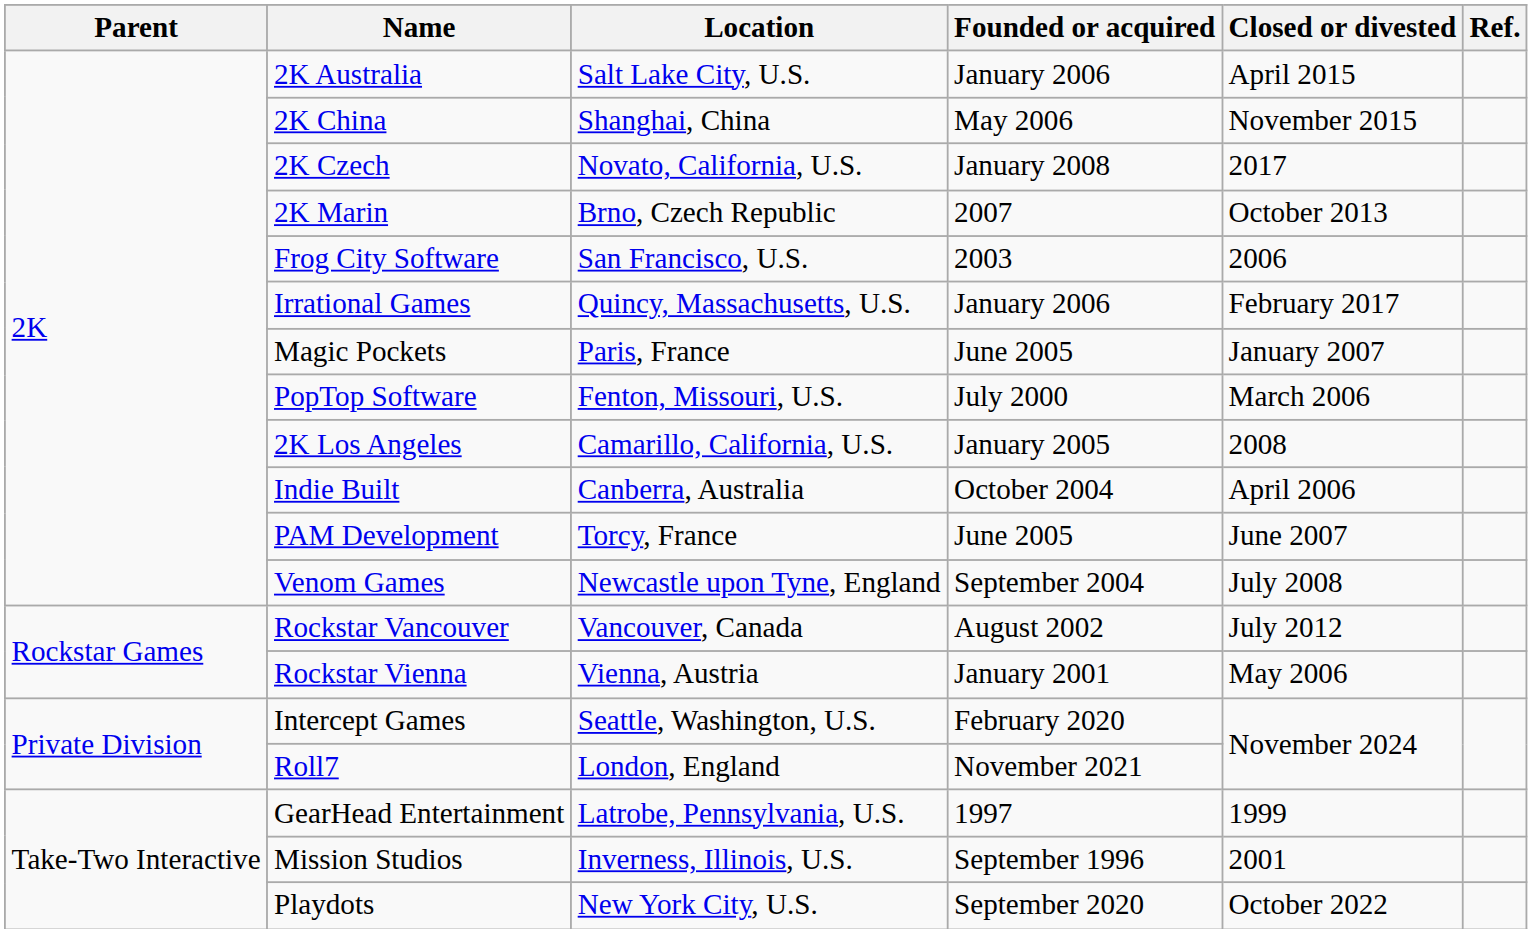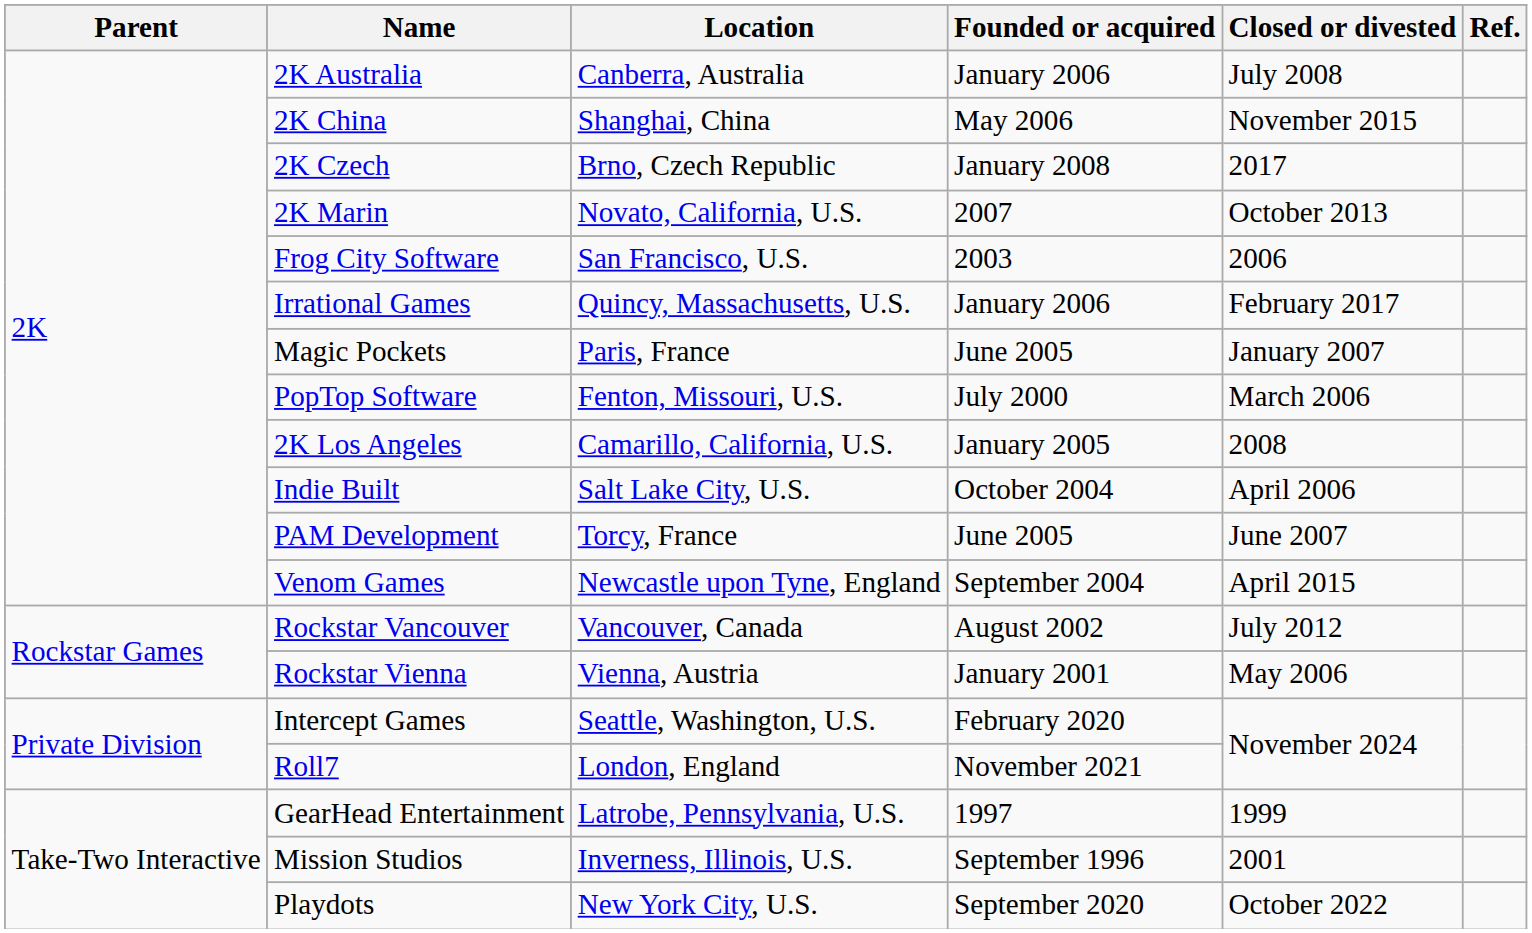(694, 73) Salt Lake City, U.S. -> (691, 73) Canberra, Australia
(1292, 73) April 2015 -> (1286, 73) July 2008
(720, 166) Novato, California, U.S. -> (707, 166) Brno, Czech Republic
(707, 212) Brno, Czech Republic -> (720, 212) Novato, California, U.S.
(691, 489) Canberra, Australia -> (694, 489) Salt Lake City, U.S.
(1286, 581) July 2008 -> (1292, 581) April 2015
